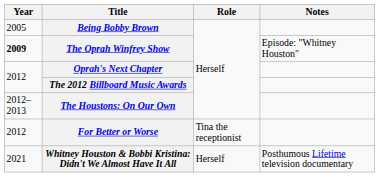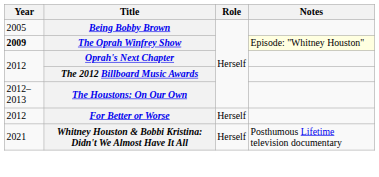(299, 48) no background -> (307, 43) lightyellow background
(218, 132) Tina the receptionist -> (232, 116) Herself
